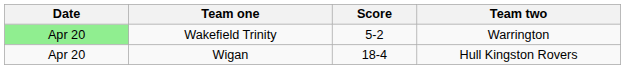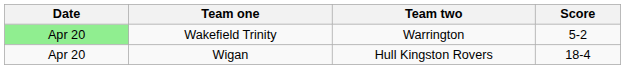columns swapped: (519, 14) <-> (374, 14)
